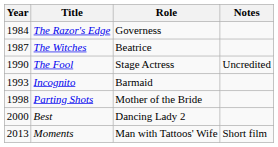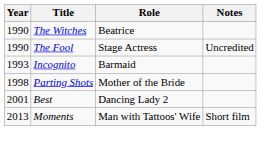- row: (72, 30)
(18, 47) 1987 -> (18, 30) 1990
(18, 116) 2000 -> (18, 99) 2001
